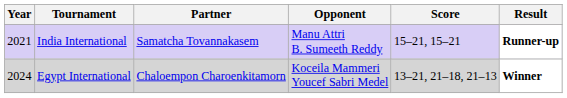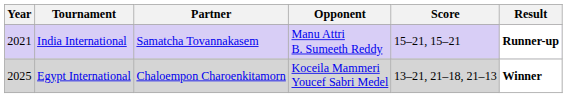(19, 76) 2024 -> (19, 76) 2025
